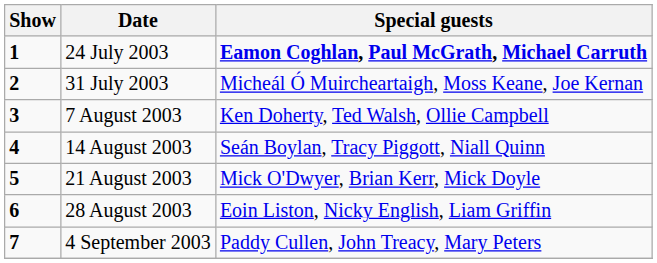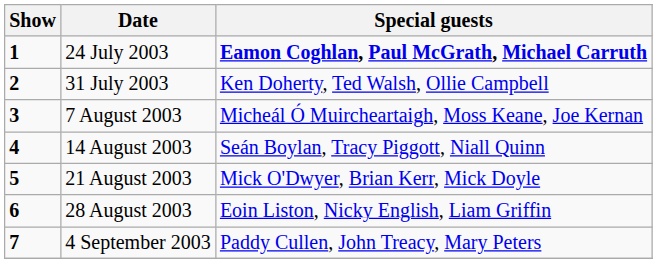(432, 83) Micheál Ó Muircheartaigh, Moss Keane, Joe Kernan -> (384, 83) Ken Doherty, Ted Walsh, Ollie Campbell
(384, 115) Ken Doherty, Ted Walsh, Ollie Campbell -> (432, 115) Micheál Ó Muircheartaigh, Moss Keane, Joe Kernan
